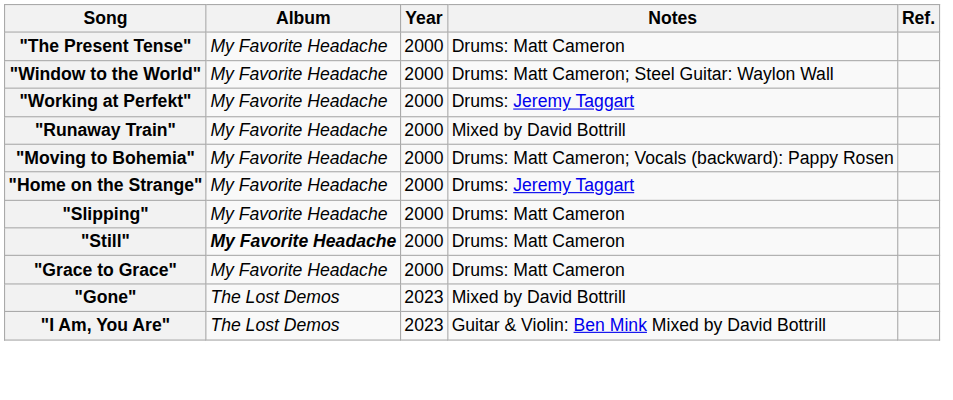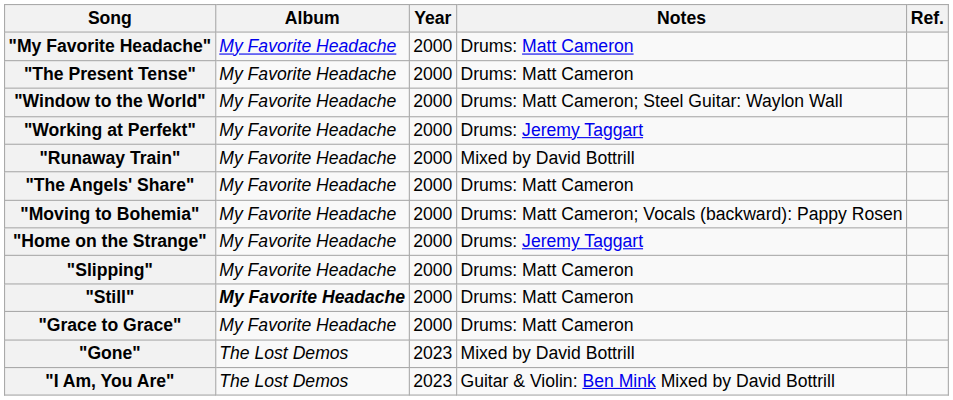+ row: (110, 46)
+ row: (110, 185)
